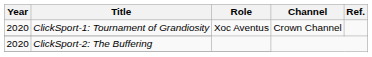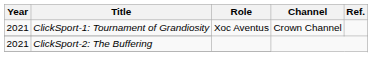(18, 28) 2020 -> (18, 28) 2021
(18, 43) 2020 -> (18, 43) 2021
